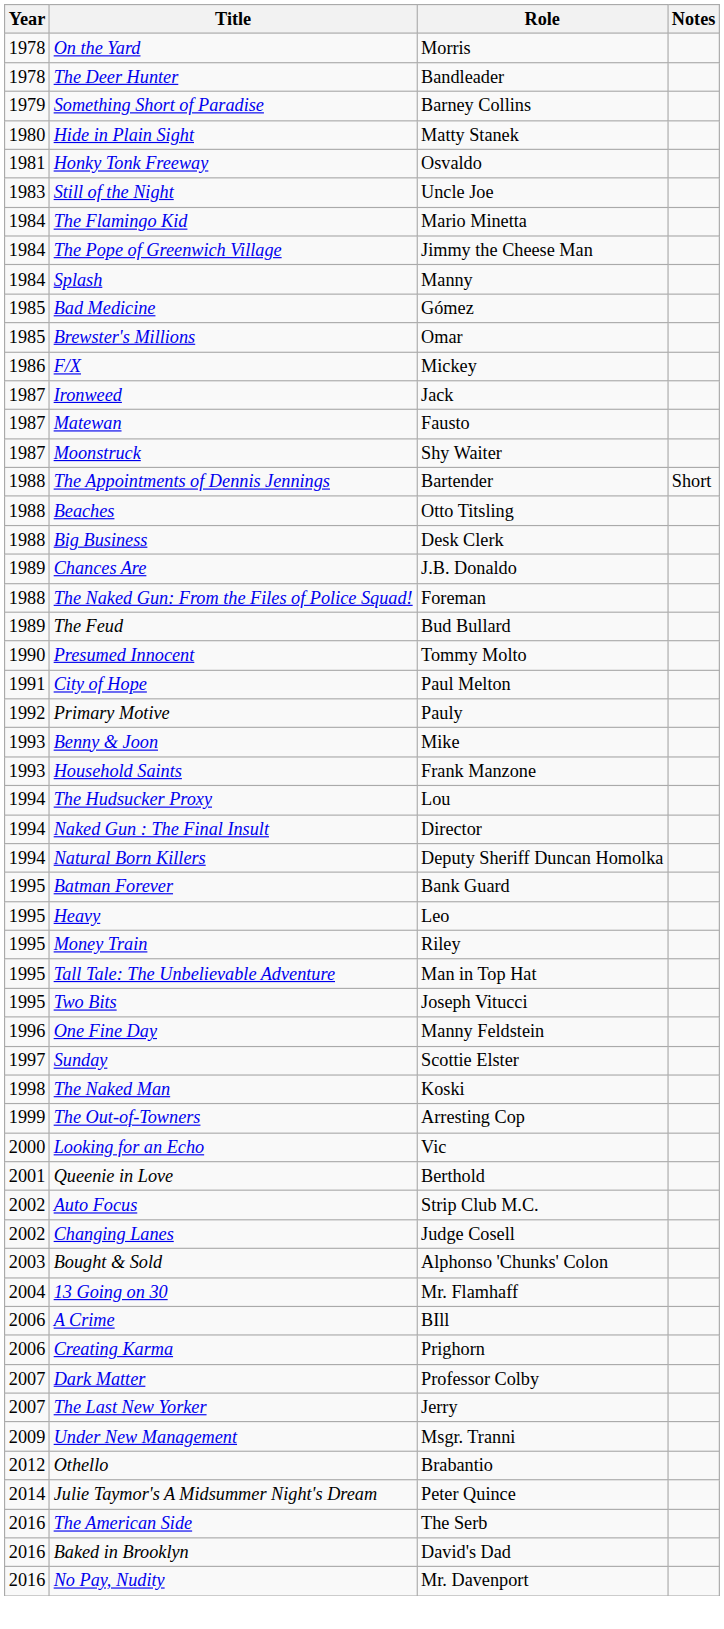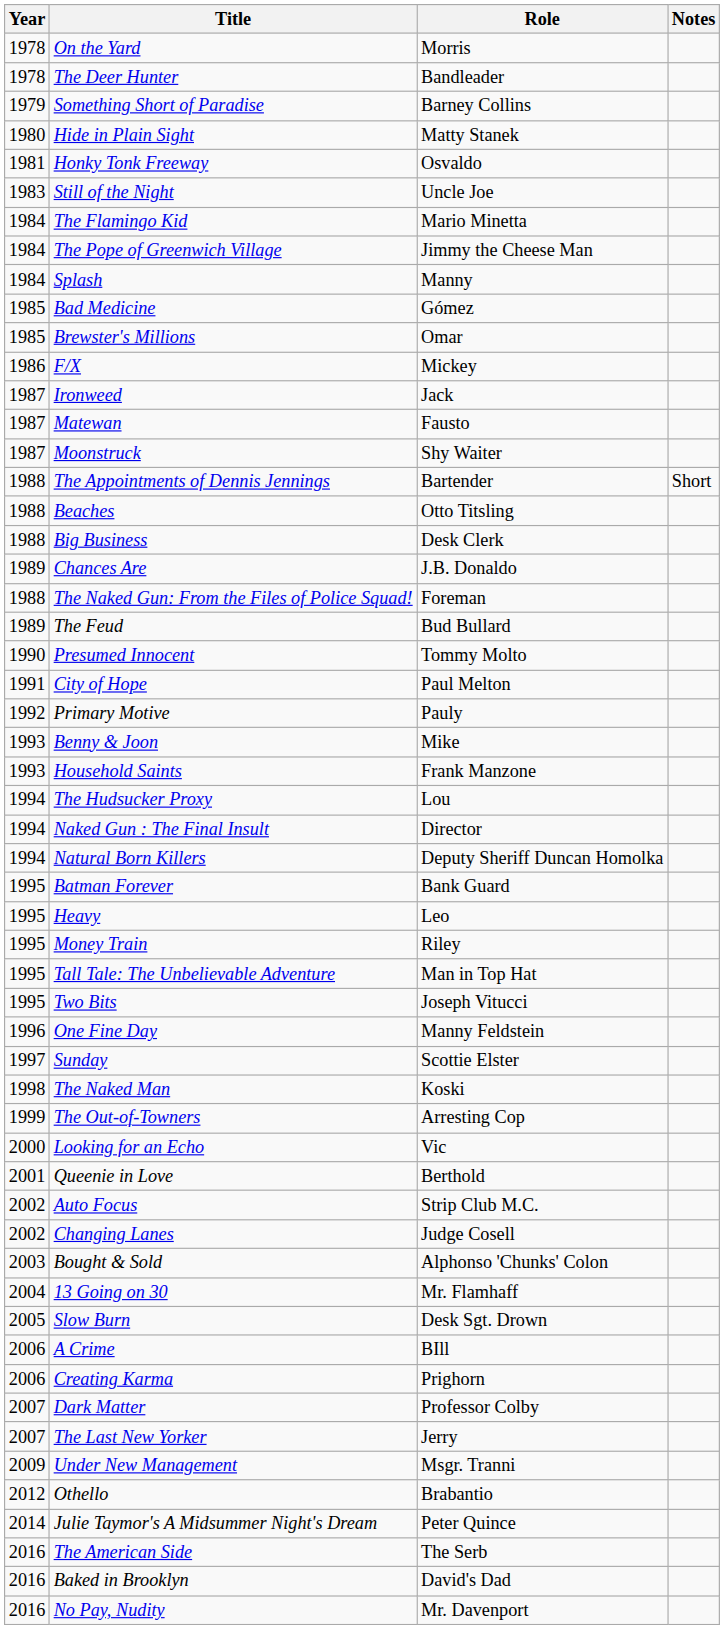+ row: (92, 1320)
